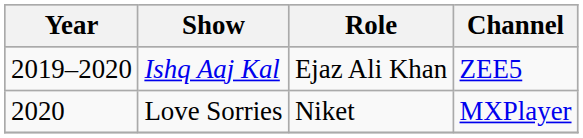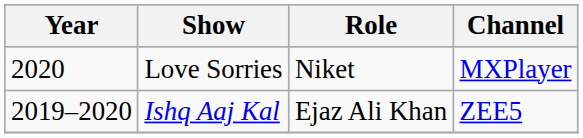rows swapped: (212, 68) <-> (213, 111)
